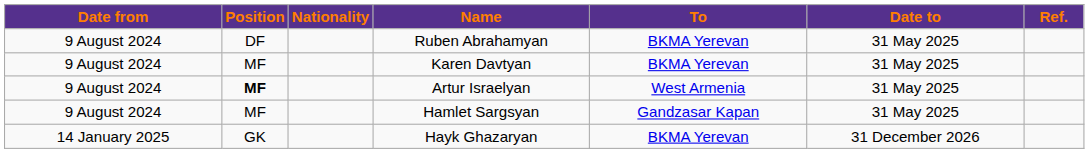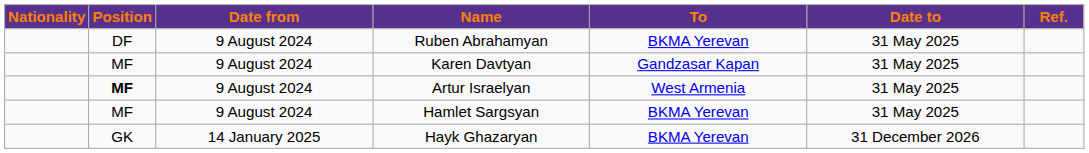columns swapped: (113, 17) <-> (330, 17)
(698, 65) BKMA Yerevan -> (698, 65) Gandzasar Kapan
(698, 112) Gandzasar Kapan -> (698, 112) BKMA Yerevan
